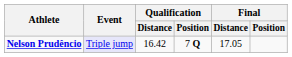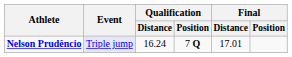(155, 44) 16.42 -> (155, 44) 16.24
(231, 44) 17.05 -> (231, 44) 17.01
